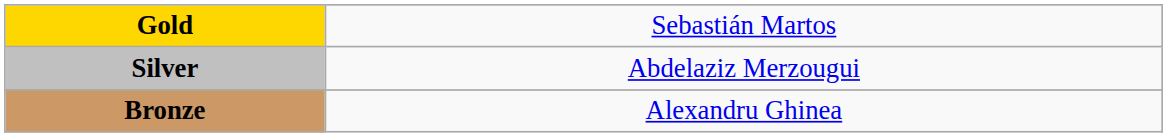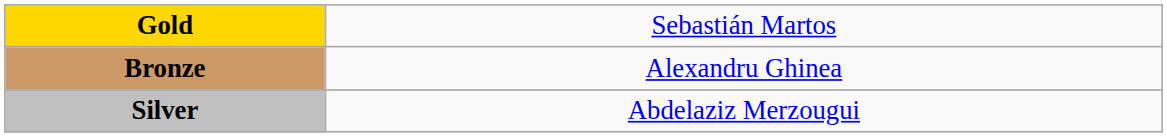rows swapped: (165, 68) <-> (165, 110)
